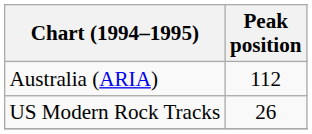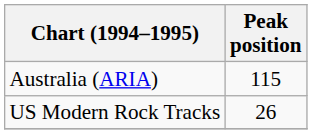(266, 78) 112 -> (266, 78) 115
